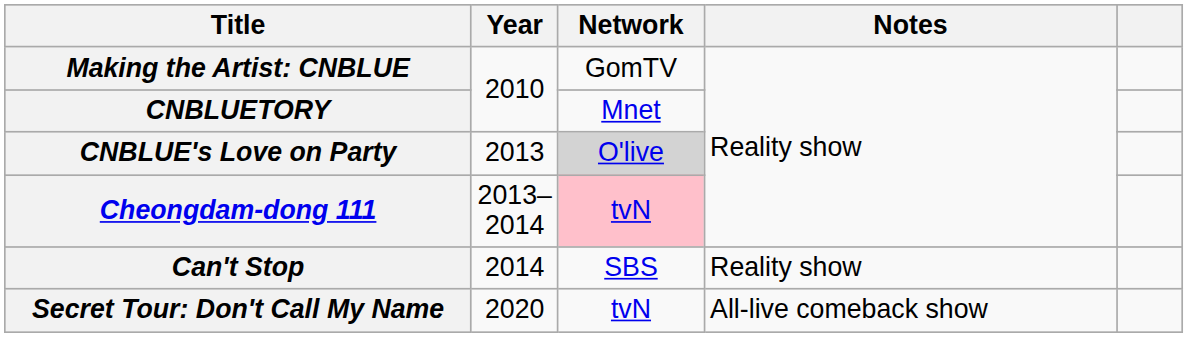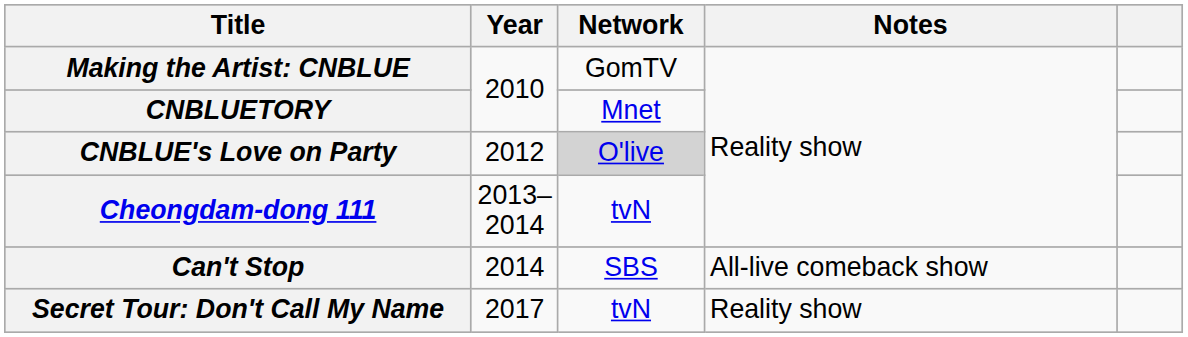(515, 152) 2013 -> (515, 152) 2012
(631, 210) pink background -> (631, 210) no background
(786, 267) Reality show -> (849, 267) All-live comeback show
(515, 310) 2020 -> (515, 310) 2017
(849, 310) All-live comeback show -> (786, 310) Reality show
